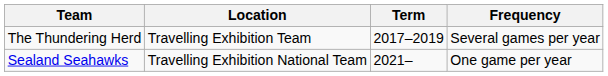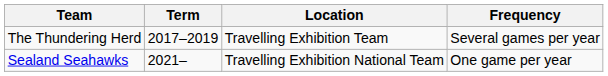columns swapped: (257, 15) <-> (409, 15)
